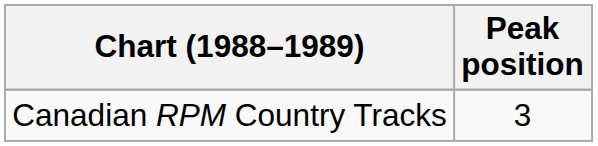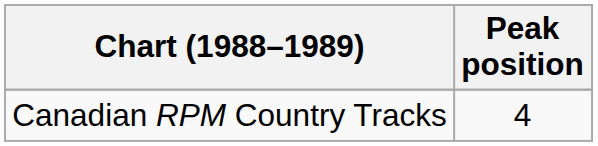(523, 114) 3 -> (523, 114) 4
